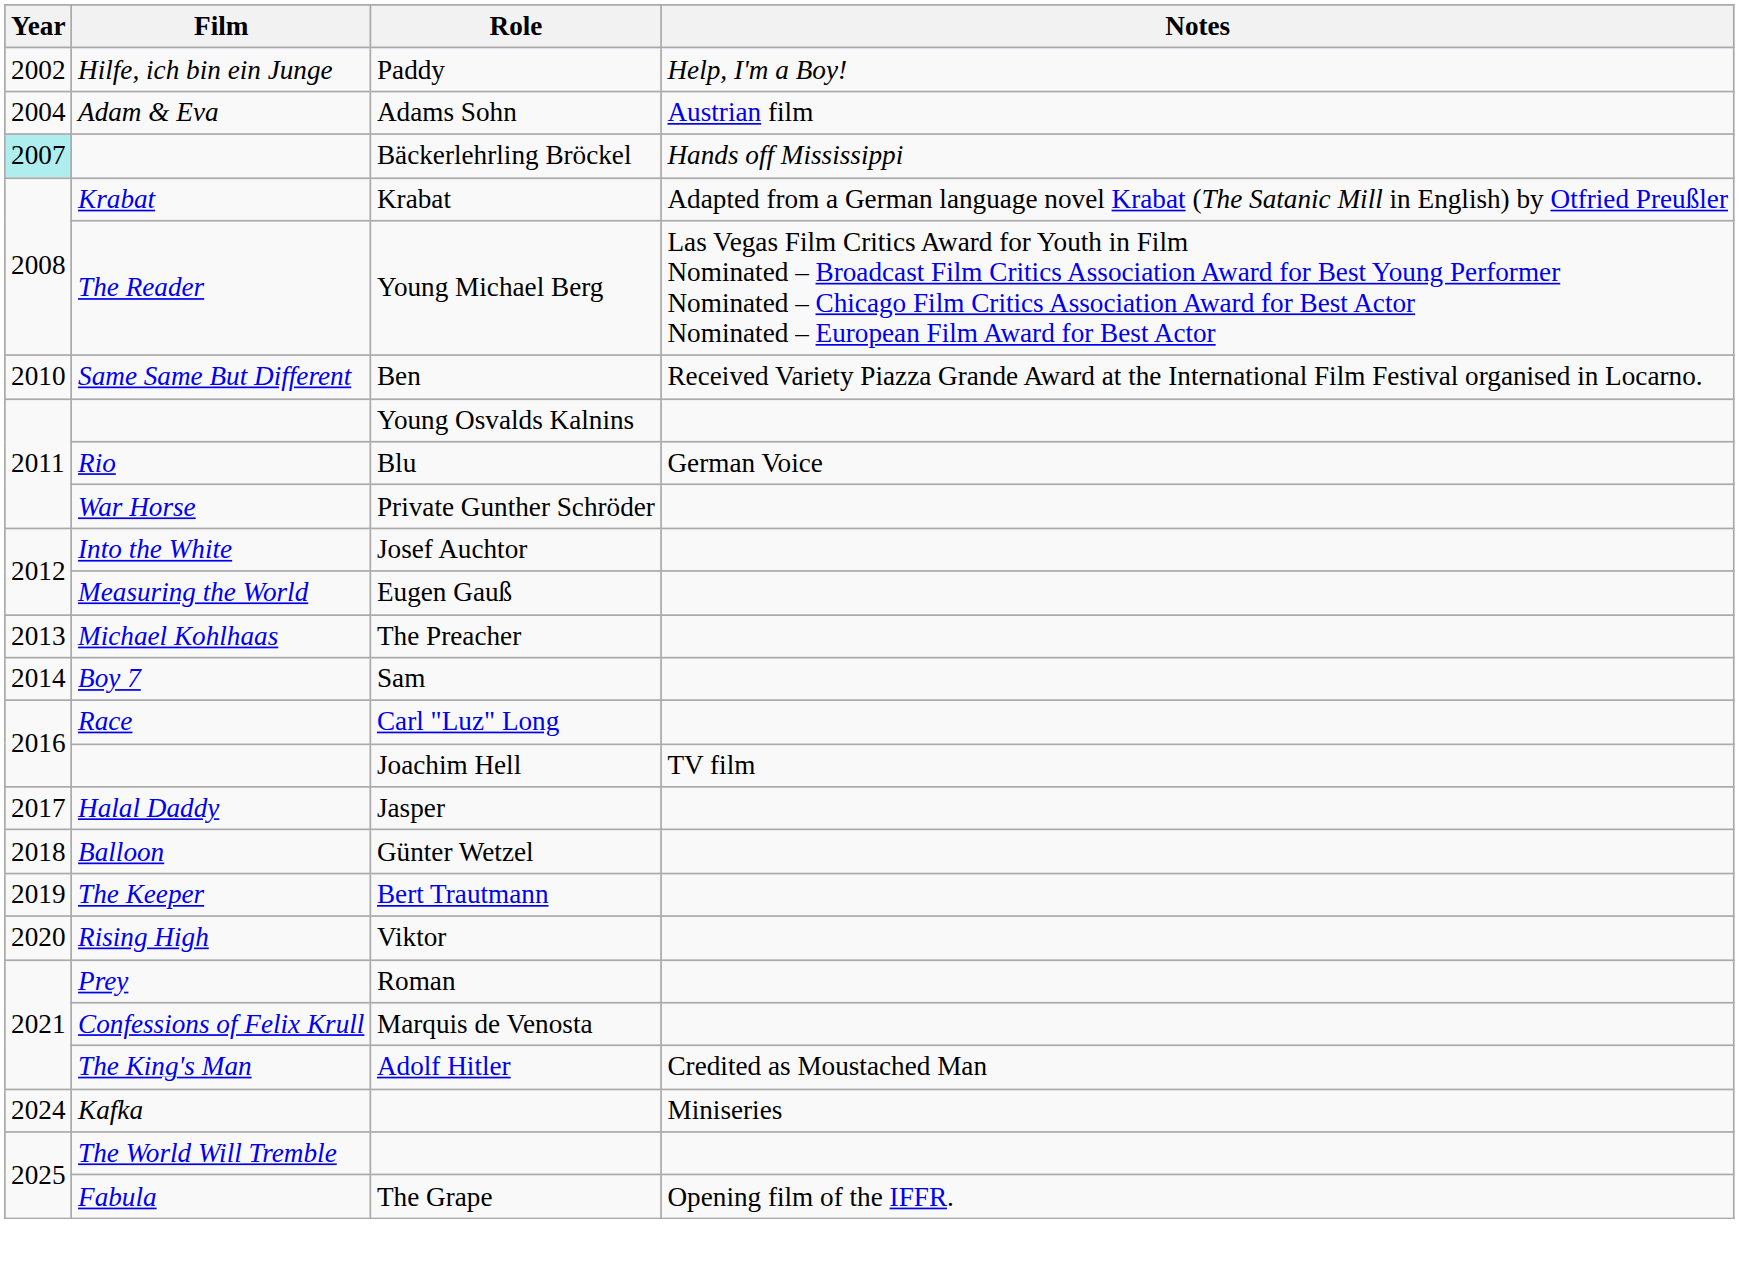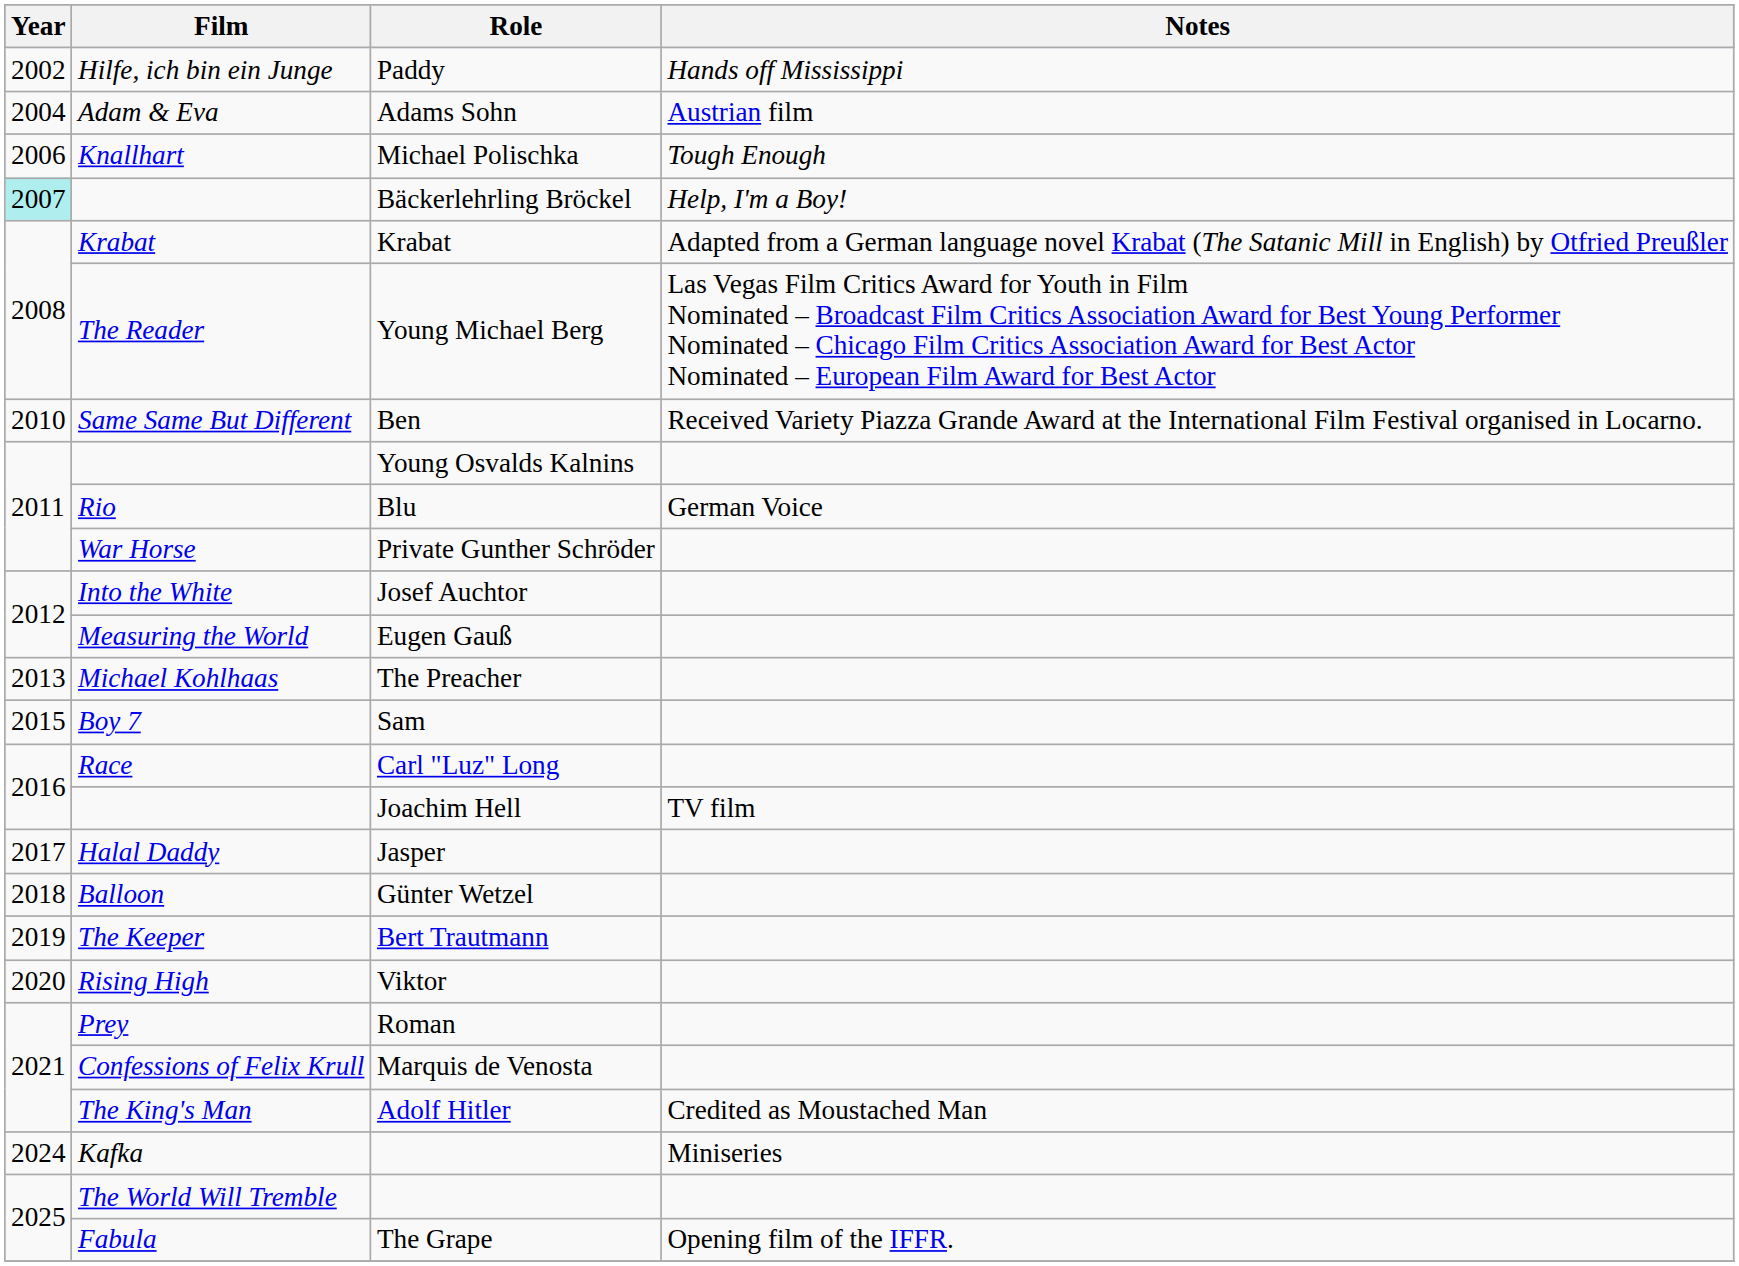(757, 69) Help, I'm a Boy! -> (785, 69) Hands off Mississippi
+ row: (131, 155)
(785, 155) Hands off Mississippi -> (757, 198) Help, I'm a Boy!
(38, 678) 2014 -> (38, 721) 2015
